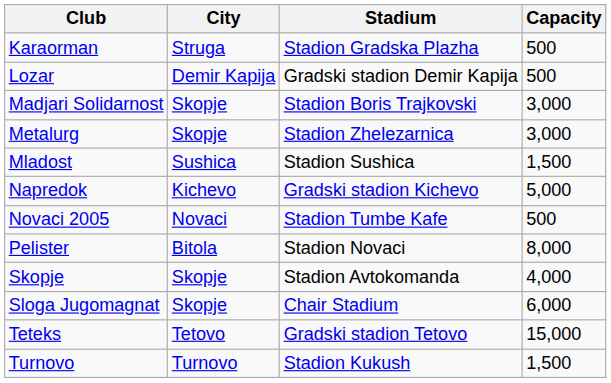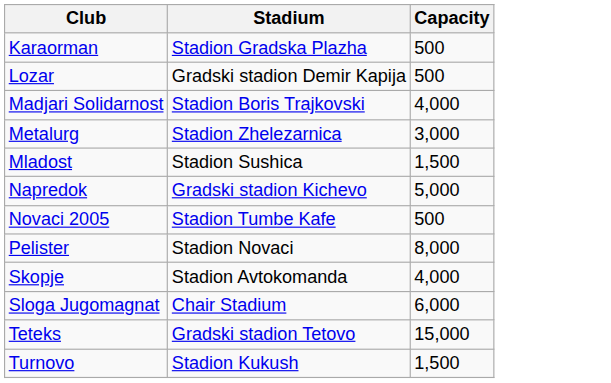- column: (224, 18)
(549, 104) 3,000 -> (437, 104) 4,000
